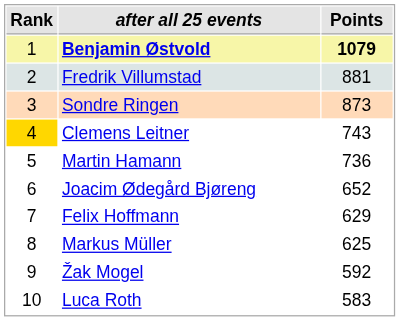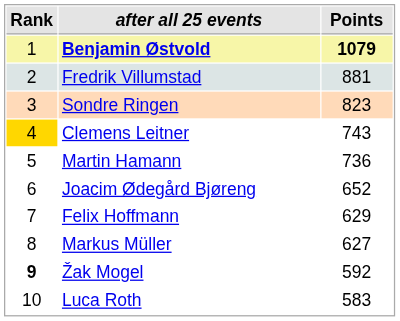(357, 105) 873 -> (357, 105) 823
(357, 245) 625 -> (357, 245) 627
(32, 273) normal -> (32, 273) bold
